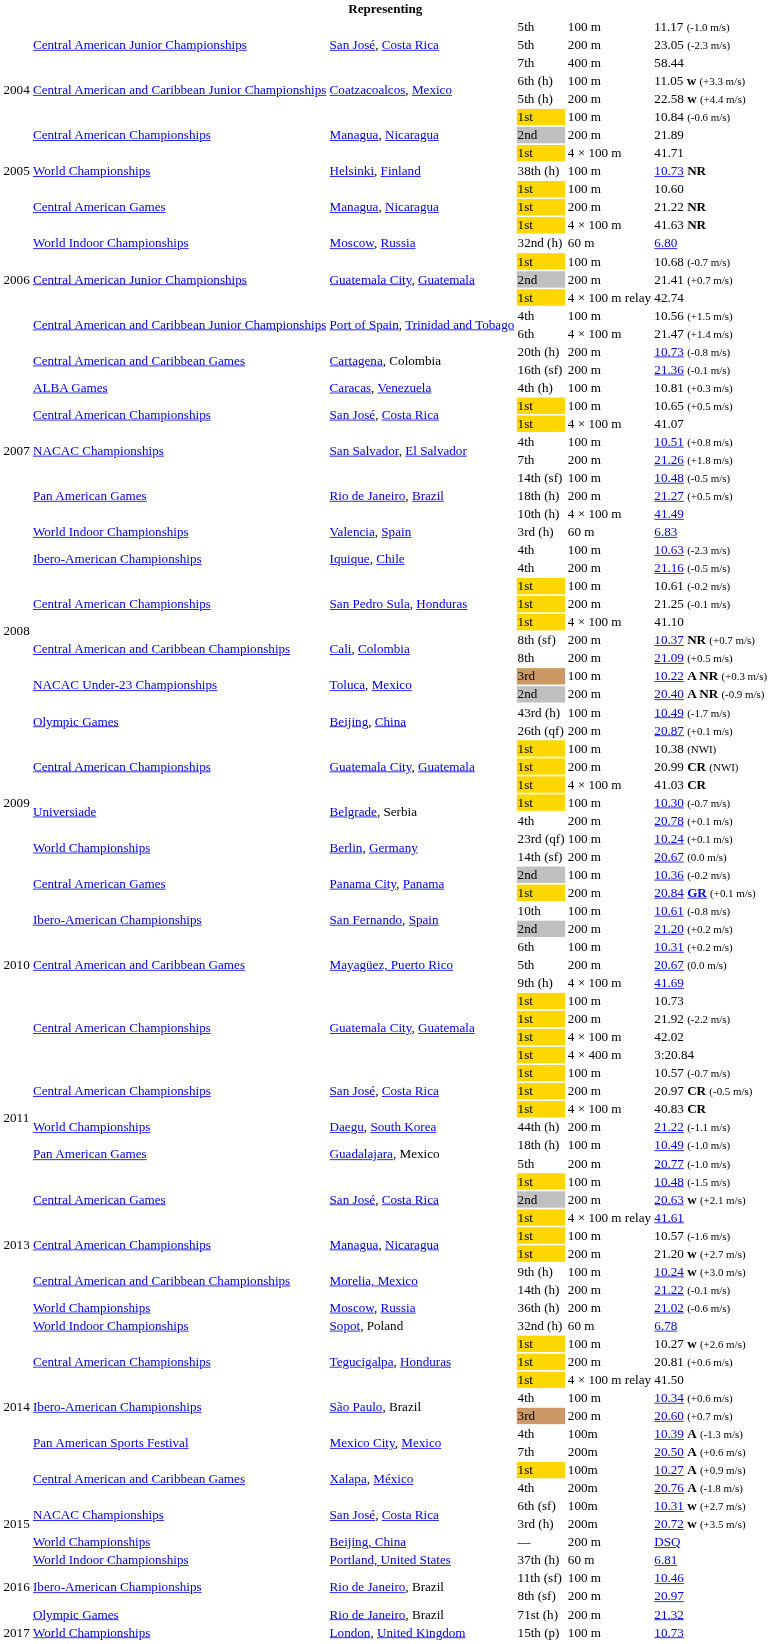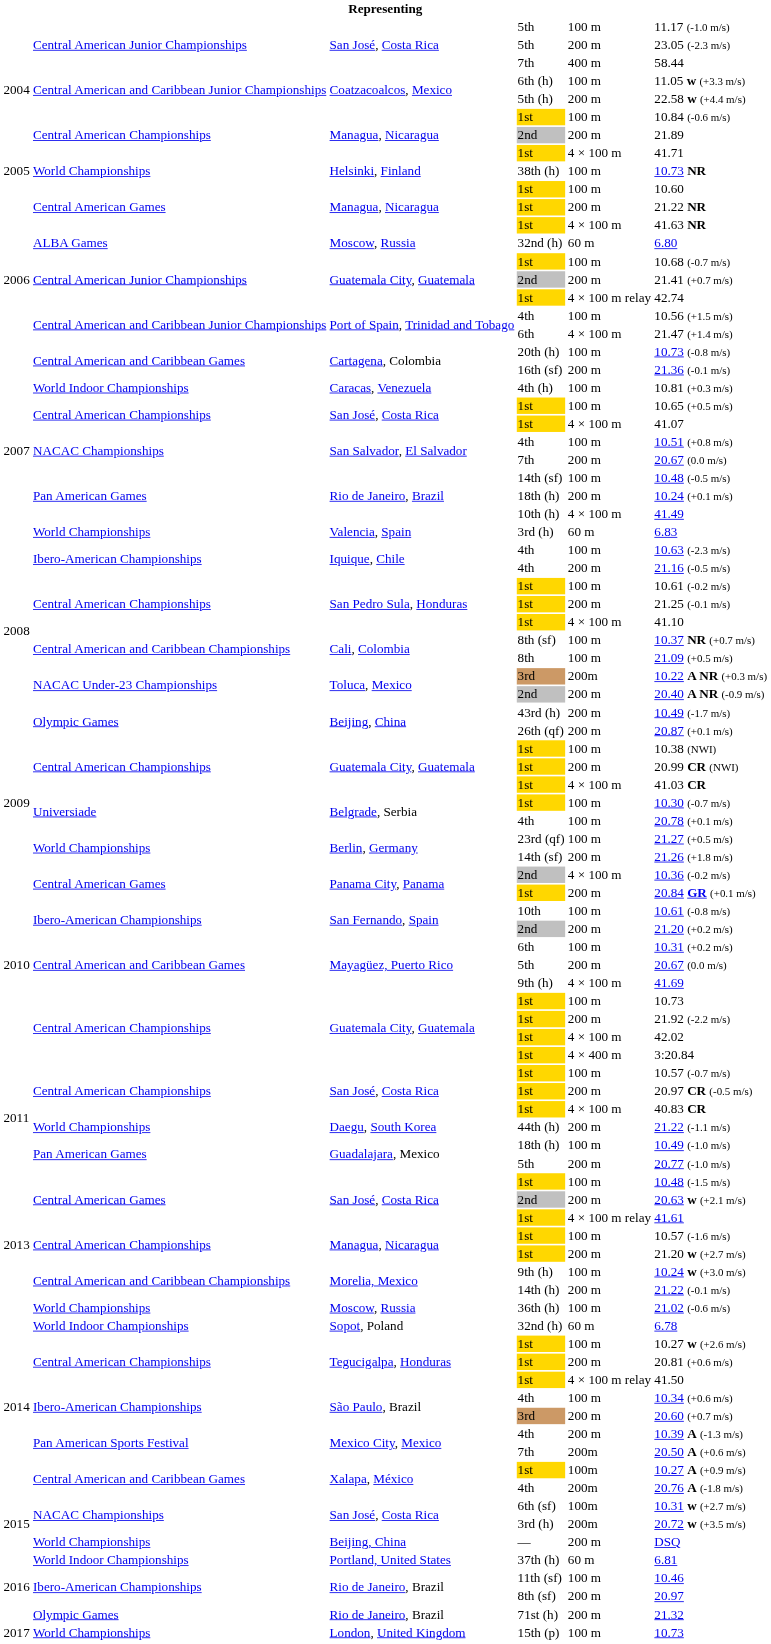(111, 243) World Indoor Championships -> (70, 243) ALBA Games
(584, 351) 200 m -> (584, 351) 100 m
(70, 387) ALBA Games -> (111, 387) World Indoor Championships
(694, 459) 21.26 (+1.8 m/s) -> (690, 459) 20.67 (0.0 m/s)
(694, 496) 21.27 (+0.5 m/s) -> (694, 496) 10.24 (+0.1 m/s)
(111, 532) World Indoor Championships -> (92, 532) World Championships
(584, 640) 200 m -> (584, 640) 100 m
(584, 658) 200 m -> (584, 658) 100 m
(584, 676) 100 m -> (583, 676) 200m
(584, 712) 100 m -> (584, 712) 200 m
(584, 820) 200 m -> (584, 820) 100 m
(694, 838) 10.24 (+0.1 m/s) -> (694, 838) 21.27 (+0.5 m/s)
(690, 856) 20.67 (0.0 m/s) -> (694, 856) 21.26 (+1.8 m/s)
(584, 874) 100 m -> (595, 874) 4 × 100 m
(584, 1307) 200 m -> (584, 1307) 100 m
(583, 1434) 100m -> (584, 1434) 200 m
